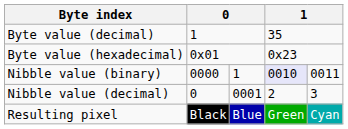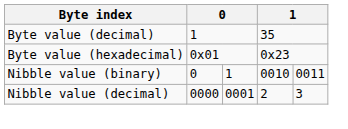(204, 74) 0000 -> (193, 74) 0
(282, 74) lavender background -> (275, 74) no background
(193, 94) 0 -> (204, 94) 0000
- row: (63, 114)
